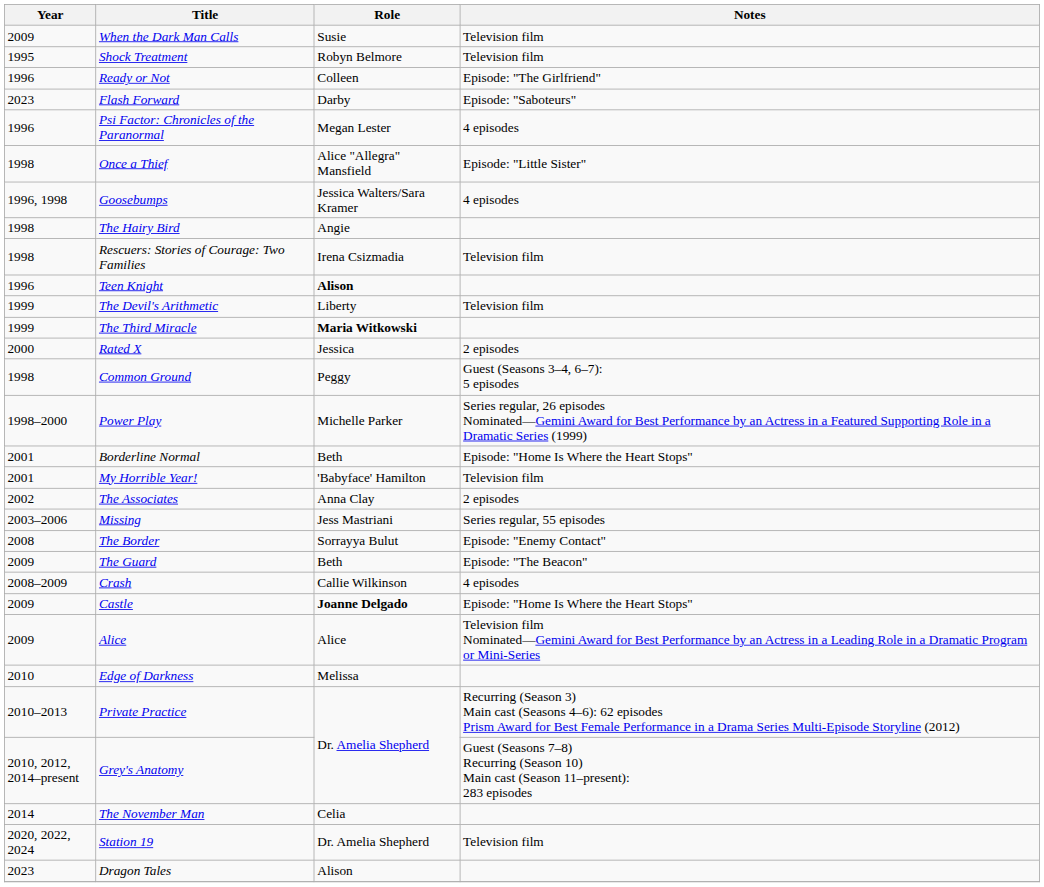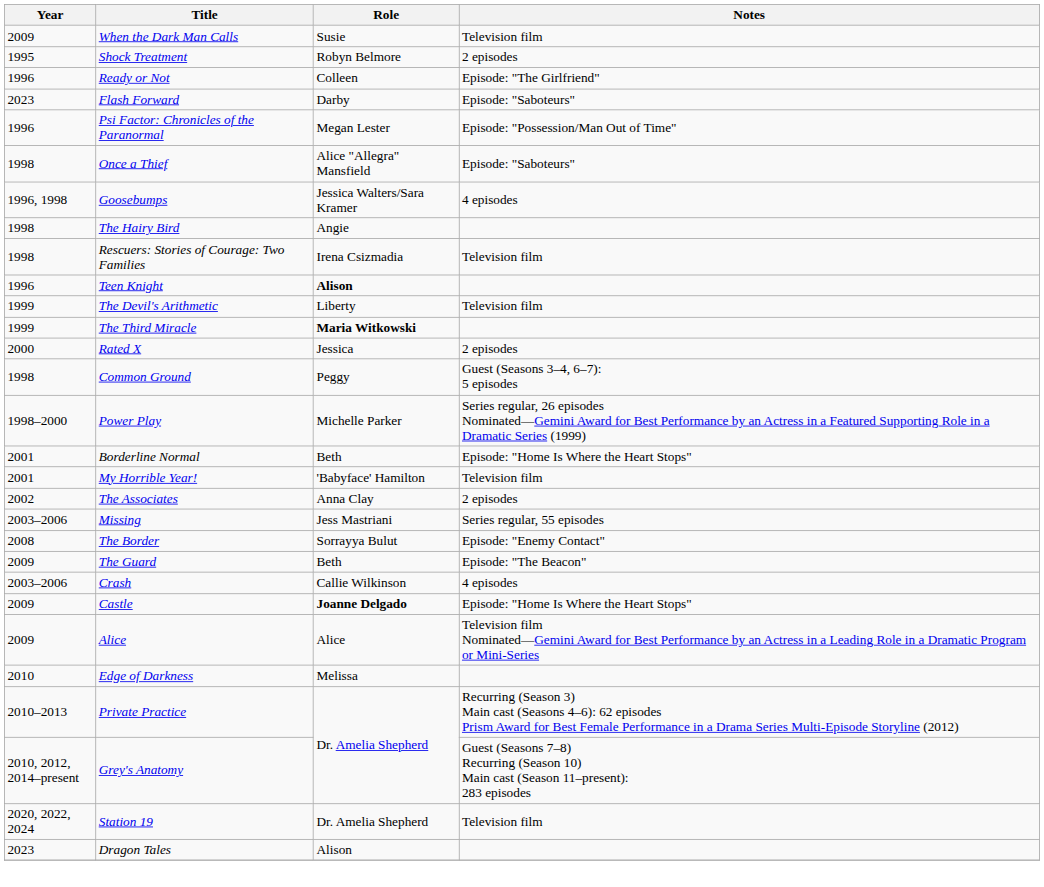(503, 57) Television film -> (490, 57) 2 episodes
(491, 127) 4 episodes -> (569, 127) Episode: "Possession/Man Out of Time"
(525, 163) Episode: "Little Sister" -> (518, 163) Episode: "Saboteurs"
(37, 582) 2008–2009 -> (37, 582) 2003–2006
- row: (152, 813)
